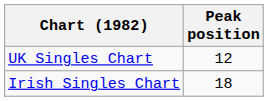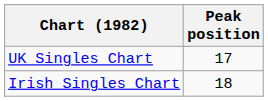(224, 59) 12 -> (224, 59) 17
